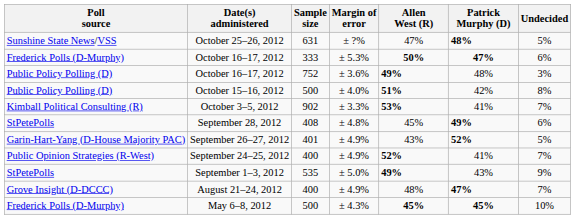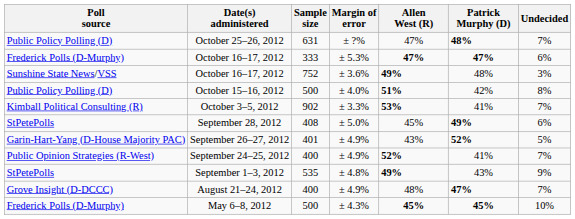(62, 40) Sunshine State News/VSS -> (59, 40) Public Policy Polling (D)
(544, 40) 5% -> (544, 40) 7%
(414, 57) 50% -> (414, 57) 47%
(59, 73) Public Policy Polling (D) -> (62, 73) Sunshine State News/VSS
(354, 123) ± 4.8% -> (354, 123) ± 5.0%
(354, 172) ± 5.0% -> (354, 172) ± 4.8%
